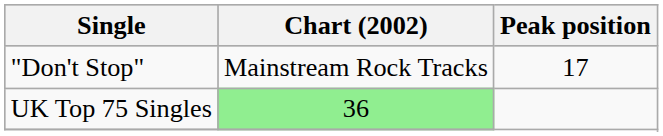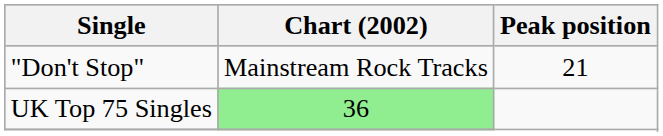(575, 66) 17 -> (575, 66) 21
